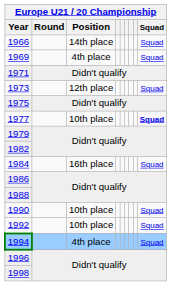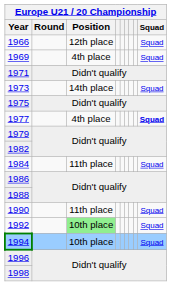(91, 42) 14th place -> (91, 42) 12th place
(91, 88) 12th place -> (91, 88) 14th place
(91, 118) 10th place -> (91, 118) 4th place
(91, 164) 16th place -> (91, 164) 11th place
(91, 210) 10th place -> (91, 210) 11th place
(91, 225) no background -> (91, 225) lightgreen background
(91, 241) 4th place -> (91, 241) 10th place
